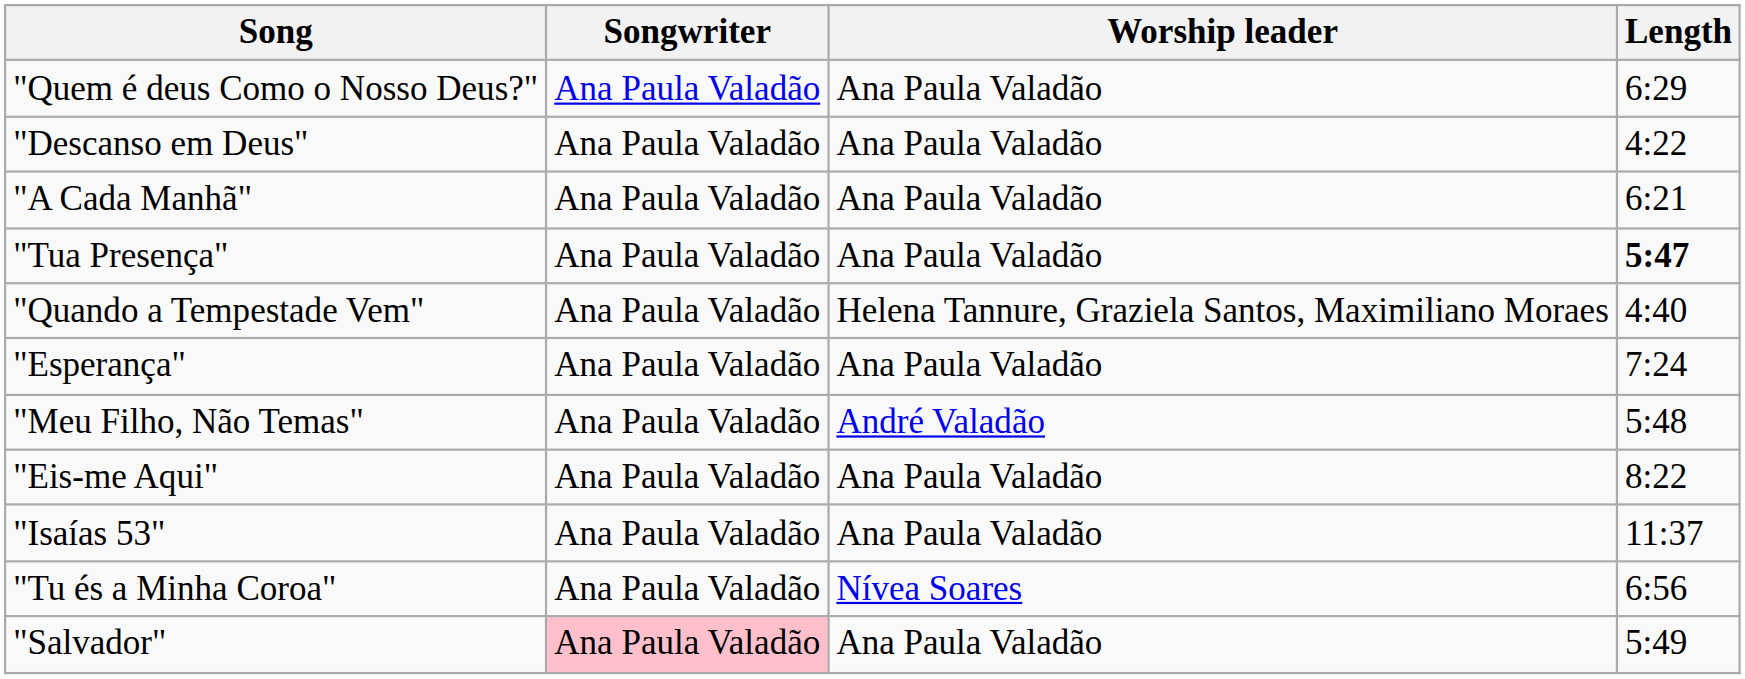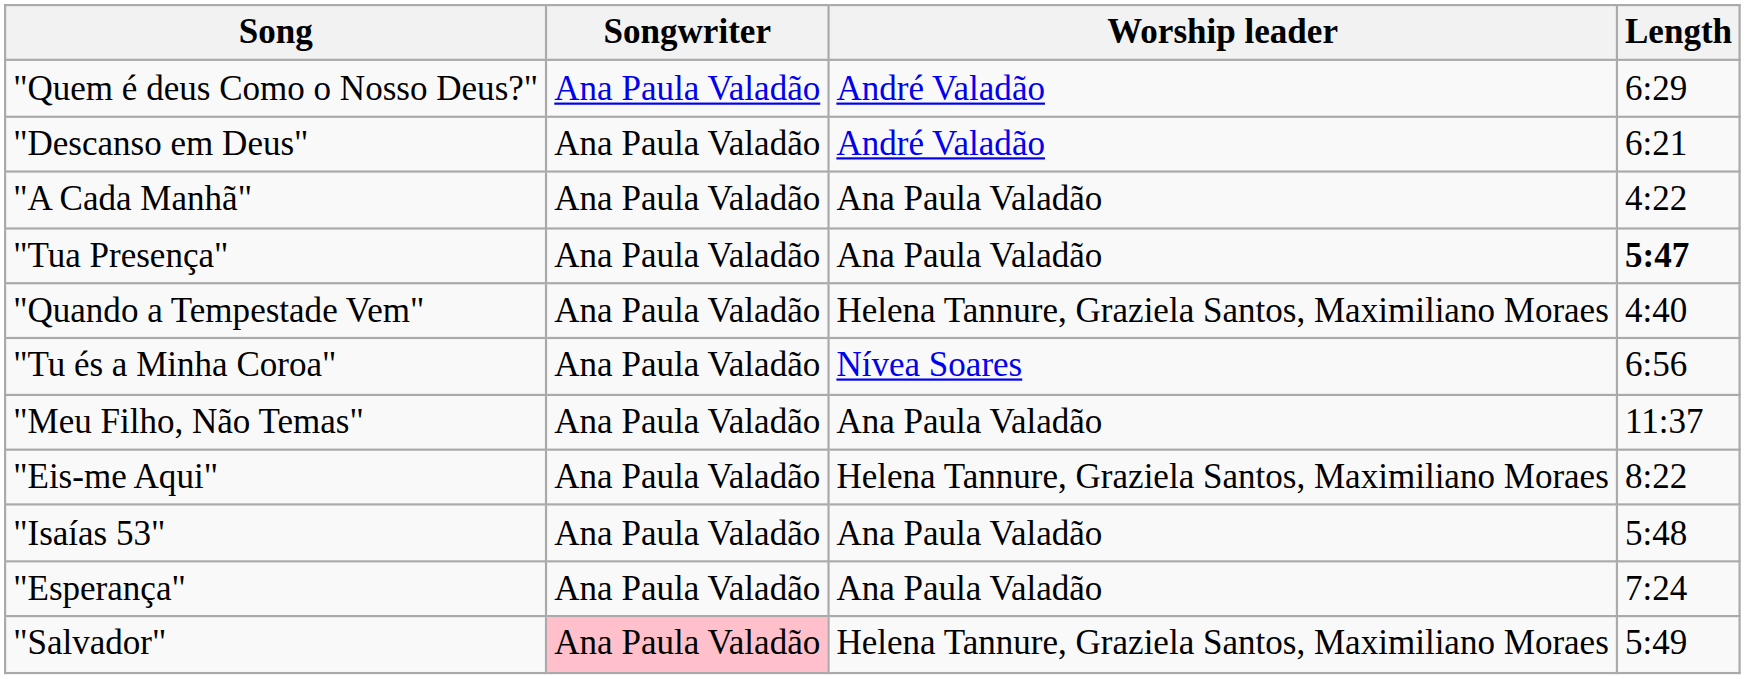(969, 87) Ana Paula Valadão -> (941, 87) André Valadão
(969, 143) Ana Paula Valadão -> (941, 143) André Valadão
(1656, 143) 4:22 -> (1656, 143) 6:21
(1656, 198) 6:21 -> (1656, 198) 4:22
rows swapped: (99, 365) <-> (175, 587)
(941, 421) André Valadão -> (969, 421) Ana Paula Valadão
(1656, 421) 5:48 -> (1664, 421) 11:37
(969, 476) Ana Paula Valadão -> (1223, 476) Helena Tannure, Graziela Santos, Maximiliano Moraes
(1664, 532) 11:37 -> (1656, 532) 5:48
(969, 643) Ana Paula Valadão -> (1223, 643) Helena Tannure, Graziela Santos, Maximiliano Moraes
